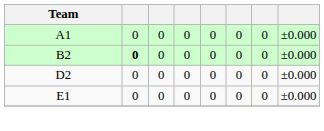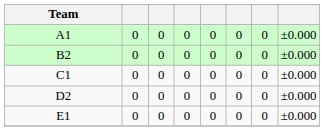(135, 55) bold -> (135, 55) normal
+ row: (63, 75)
